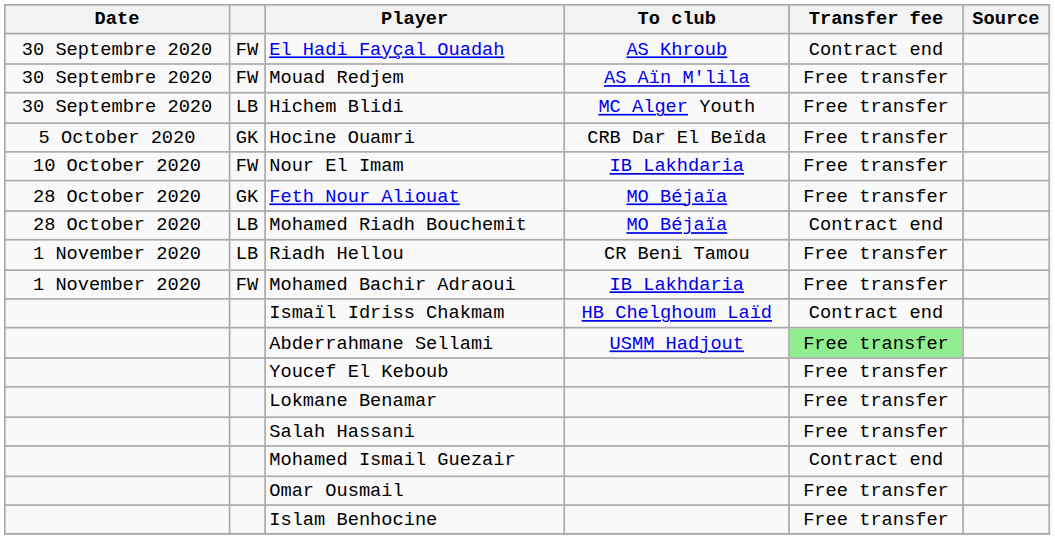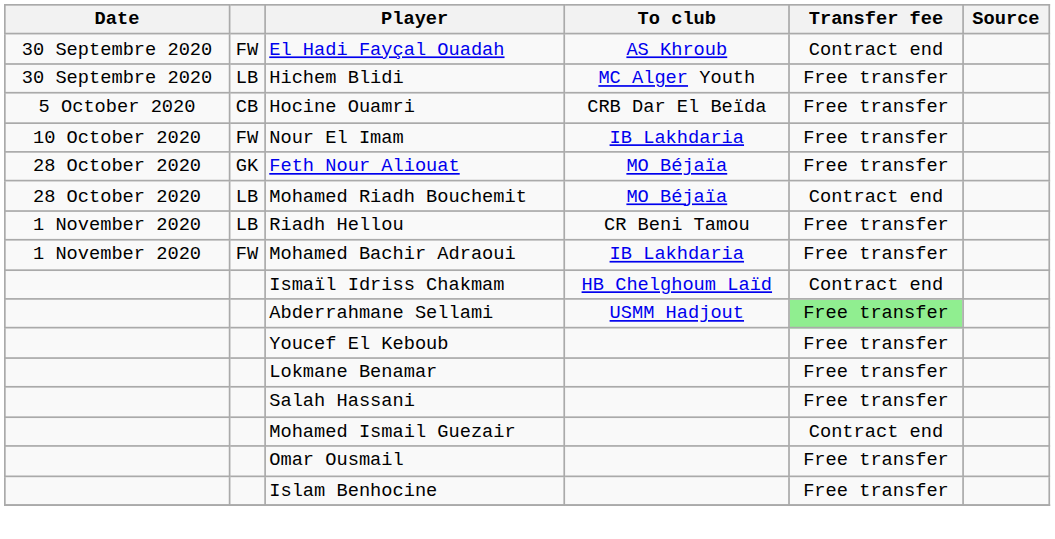- row: (336, 78)
(247, 137) GK -> (247, 108) CB
